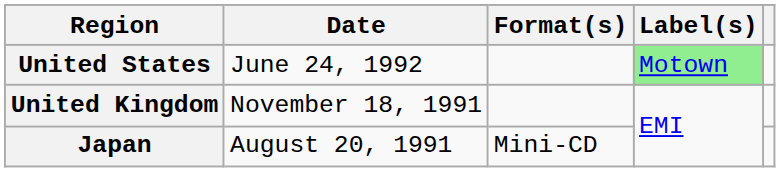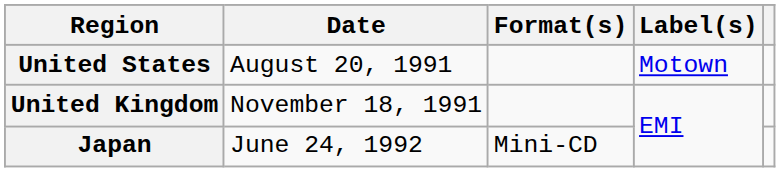(326, 65) June 24, 1992 -> (341, 65) August 20, 1991
(683, 65) lightgreen background -> (683, 65) no background
(341, 146) August 20, 1991 -> (326, 146) June 24, 1992
